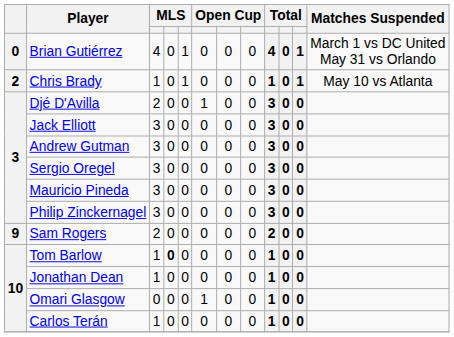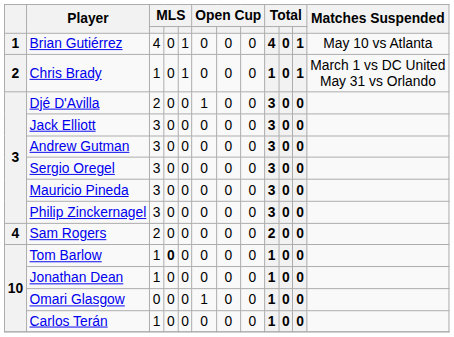(15, 52) 0 -> (15, 44) 1
(378, 52) March 1 vs DC United May 31 vs Orlando -> (378, 44) May 10 vs Atlanta
(378, 81) May 10 vs Atlanta -> (378, 74) March 1 vs DC United May 31 vs Orlando
(15, 234) 9 -> (15, 234) 4
